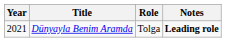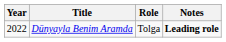(17, 28) 2021 -> (17, 28) 2022
